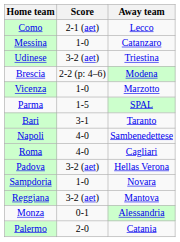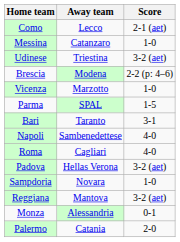columns swapped: (82, 12) <-> (142, 12)
